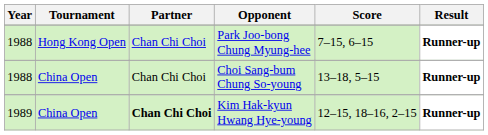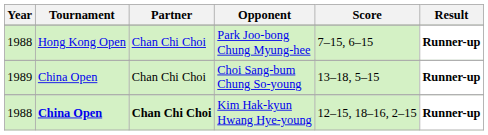(20, 77) 1988 -> (20, 77) 1989
(20, 112) 1989 -> (20, 112) 1988
(68, 112) normal -> (70, 112) bold
